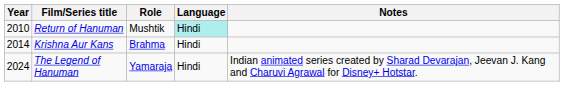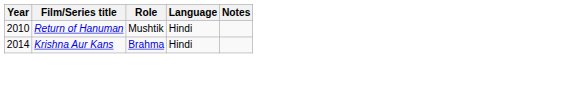(189, 28) paleturquoise background -> (181, 28) no background
- row: (67, 67)
